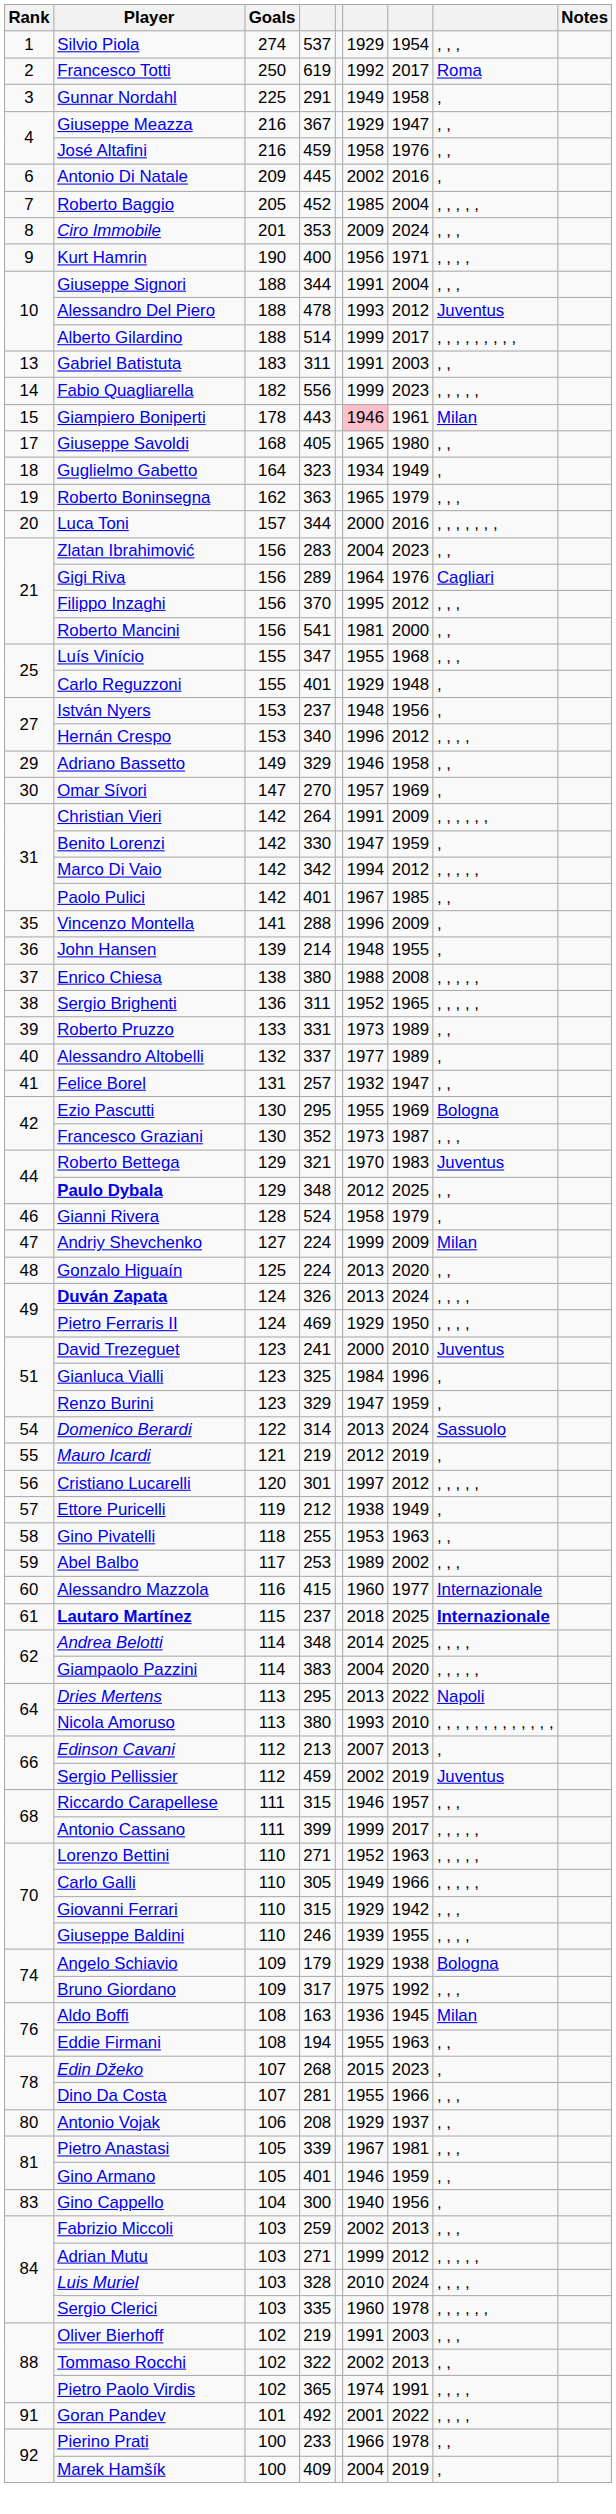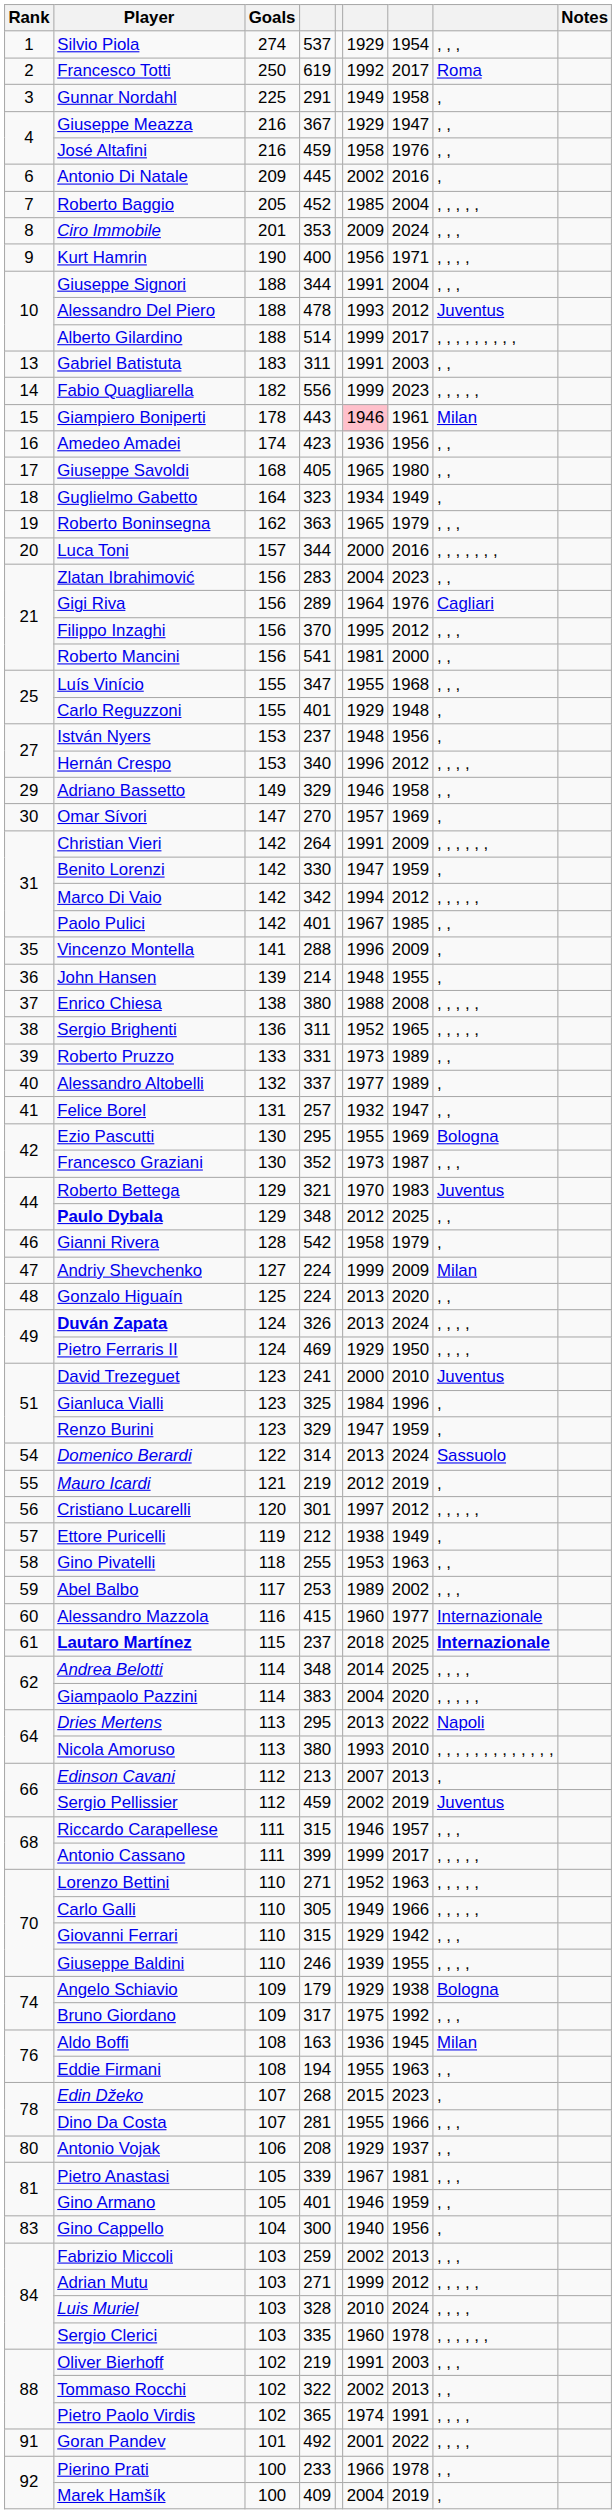+ row: (119, 444)
(317, 1216) 524 -> (317, 1243) 542
